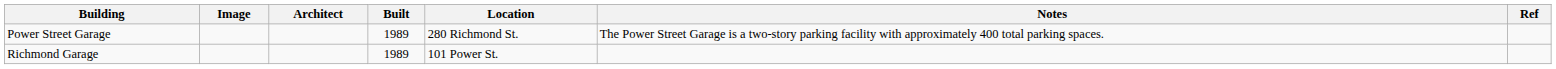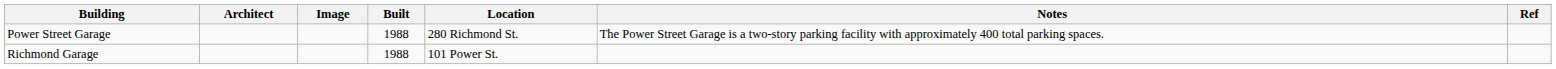columns swapped: (234, 14) <-> (318, 14)
(396, 34) 1989 -> (396, 34) 1988
(396, 53) 1989 -> (396, 53) 1988
